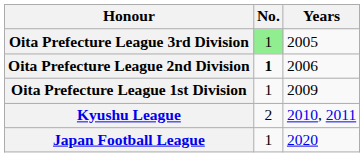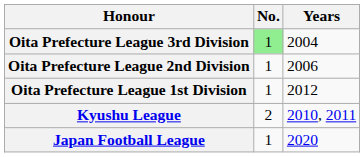(302, 41) 2005 -> (302, 41) 2004
(268, 66) bold -> (268, 66) normal
(302, 90) 2009 -> (302, 90) 2012
